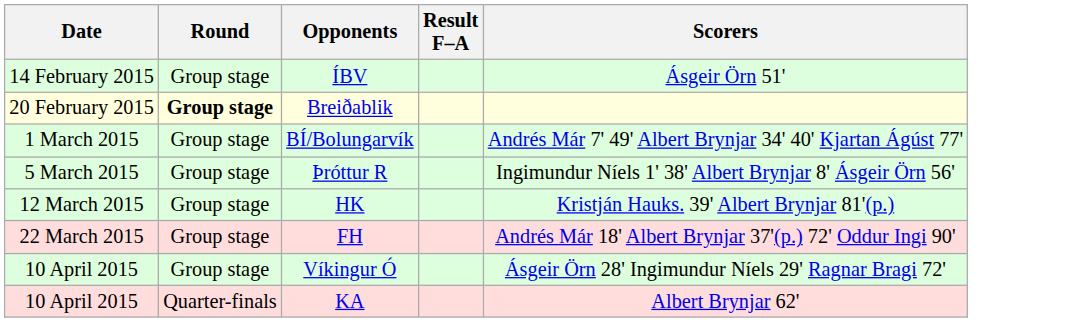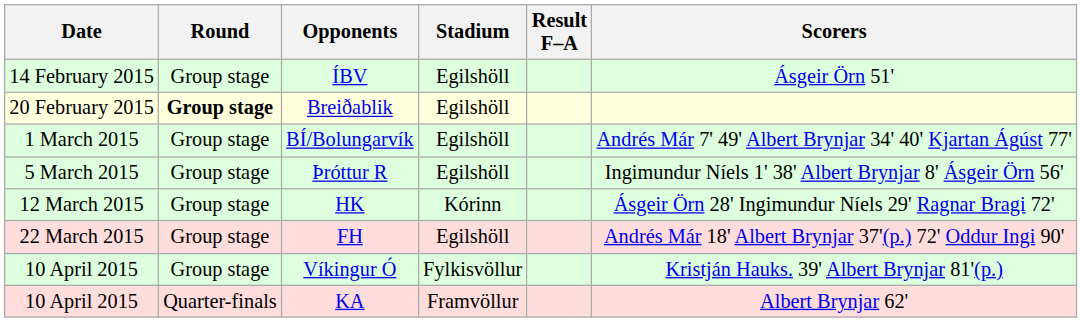+ column: (473, 32)
(725, 204) Kristján Hauks. 39' Albert Brynjar 81'(p.) -> (834, 204) Ásgeir Örn 28' Ingimundur Níels 29' Ragnar Bragi 72'
(725, 269) Ásgeir Örn 28' Ingimundur Níels 29' Ragnar Bragi 72' -> (834, 269) Kristján Hauks. 39' Albert Brynjar 81'(p.)
